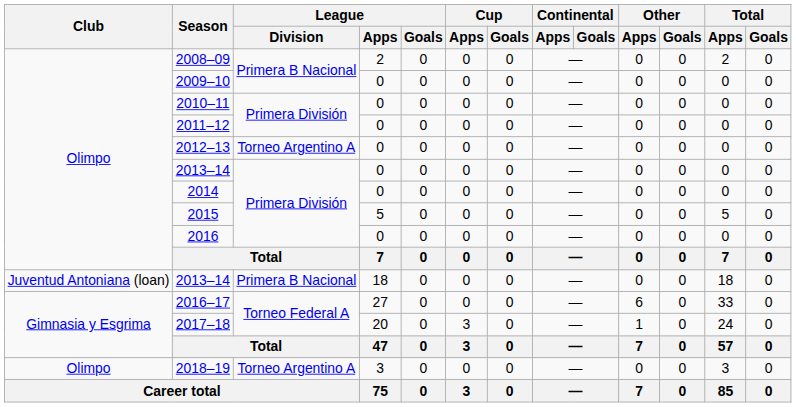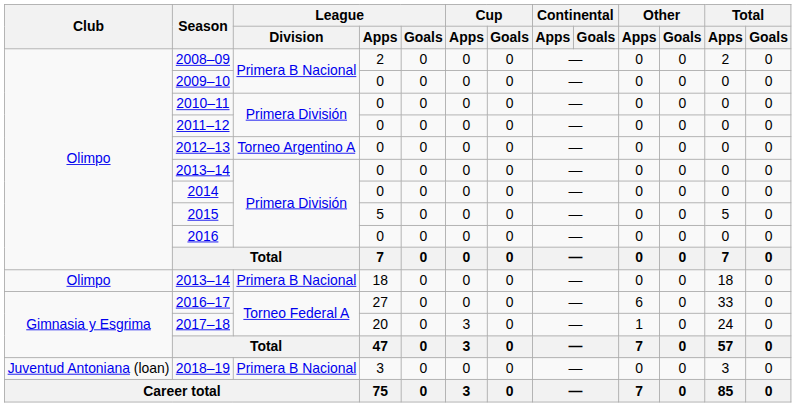(89, 280) Juventud Antoniana (loan) -> (89, 280) Olimpo
(89, 368) Olimpo -> (89, 368) Juventud Antoniana (loan)
(296, 368) Torneo Argentino A -> (296, 368) Primera B Nacional
